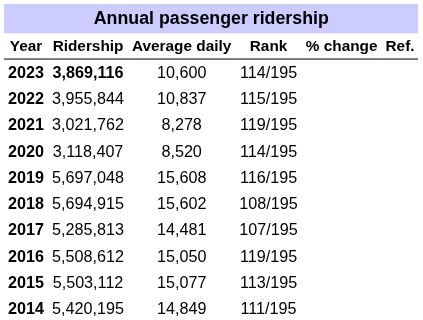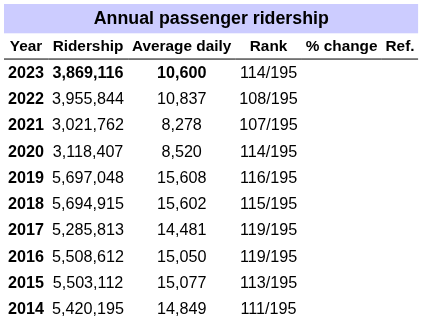(182, 72) normal -> (182, 72) bold
(269, 98) 115/195 -> (269, 98) 108/195
(269, 125) 119/195 -> (269, 125) 107/195
(269, 203) 108/195 -> (269, 203) 115/195
(269, 230) 107/195 -> (269, 230) 119/195
